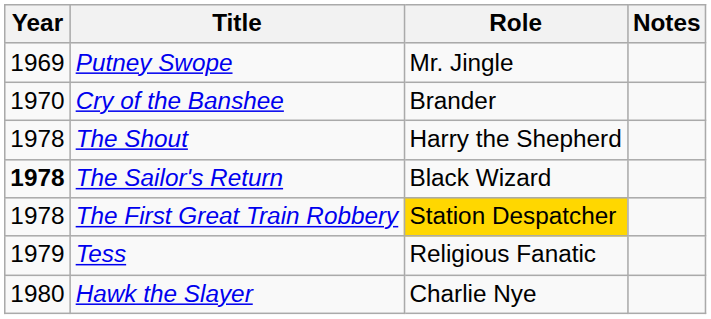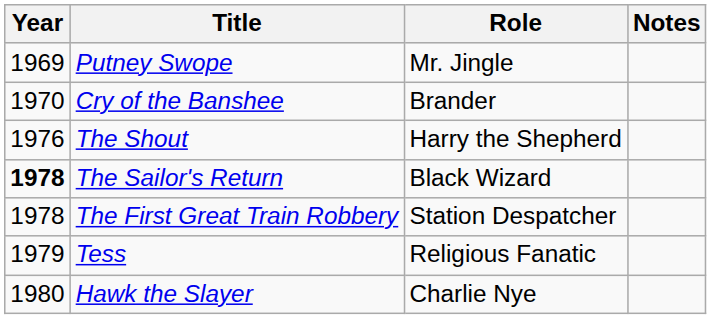(37, 139) 1978 -> (37, 139) 1976
(513, 216) gold background -> (513, 216) no background
